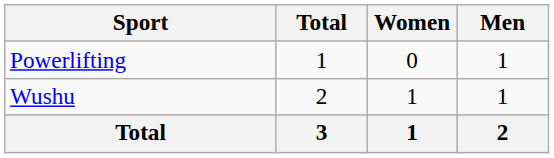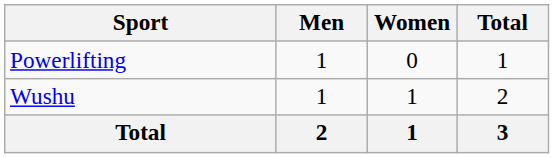columns swapped: (503, 22) <-> (322, 22)
